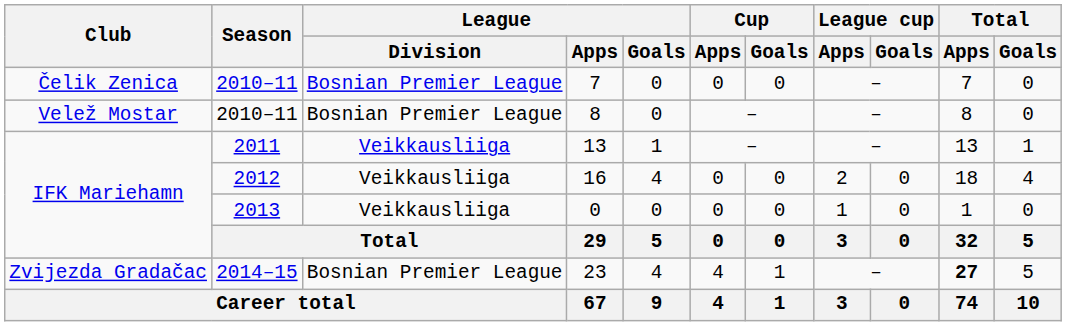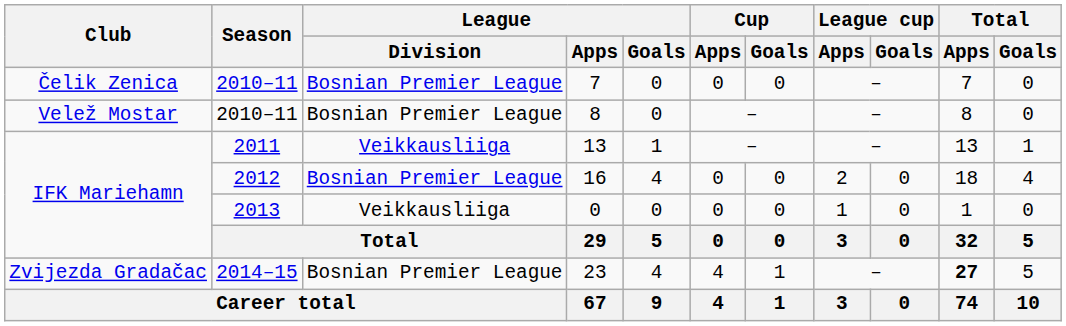(435, 178) Veikkausliiga -> (435, 178) Bosnian Premier League
